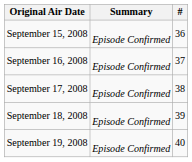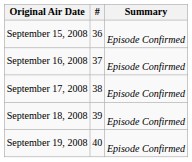columns swapped: (131, 12) <-> (180, 12)
